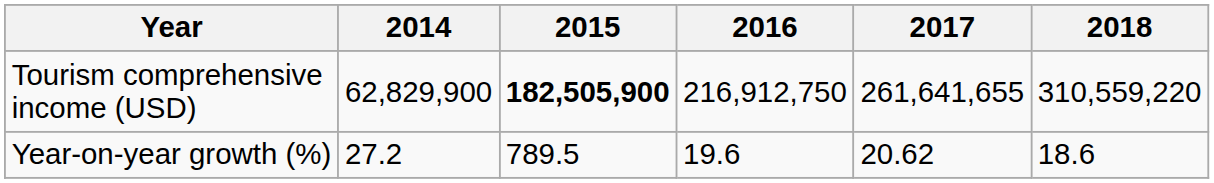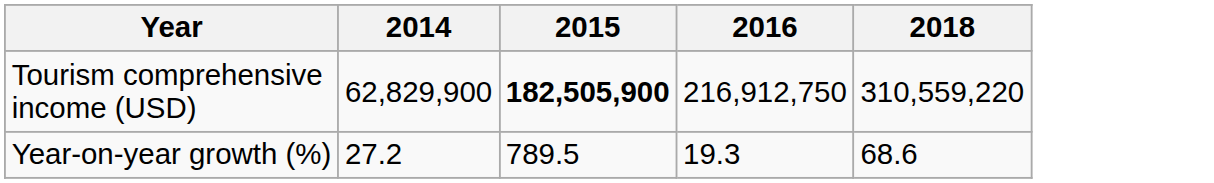- column: (942, 27)
(712, 154) 19.6 -> (712, 154) 19.3
(1066, 154) 18.6 -> (889, 154) 68.6
